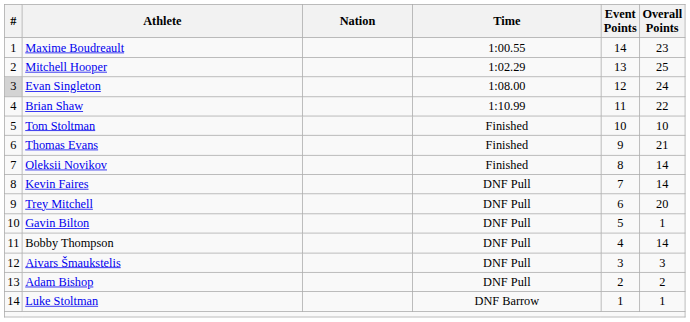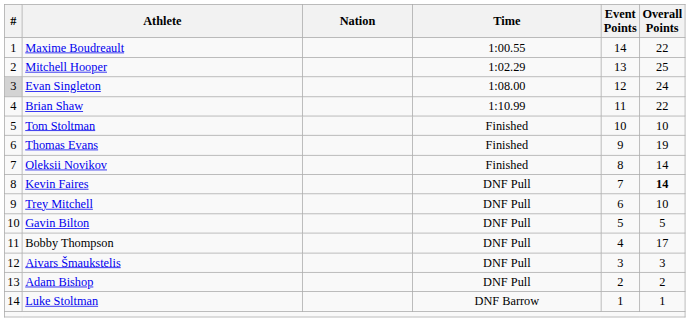(662, 47) 23 -> (662, 47) 22
(662, 145) 21 -> (662, 145) 19
(662, 184) normal -> (662, 184) bold
(662, 203) 20 -> (662, 203) 10
(662, 223) 1 -> (662, 223) 5
(662, 243) 14 -> (662, 243) 17
